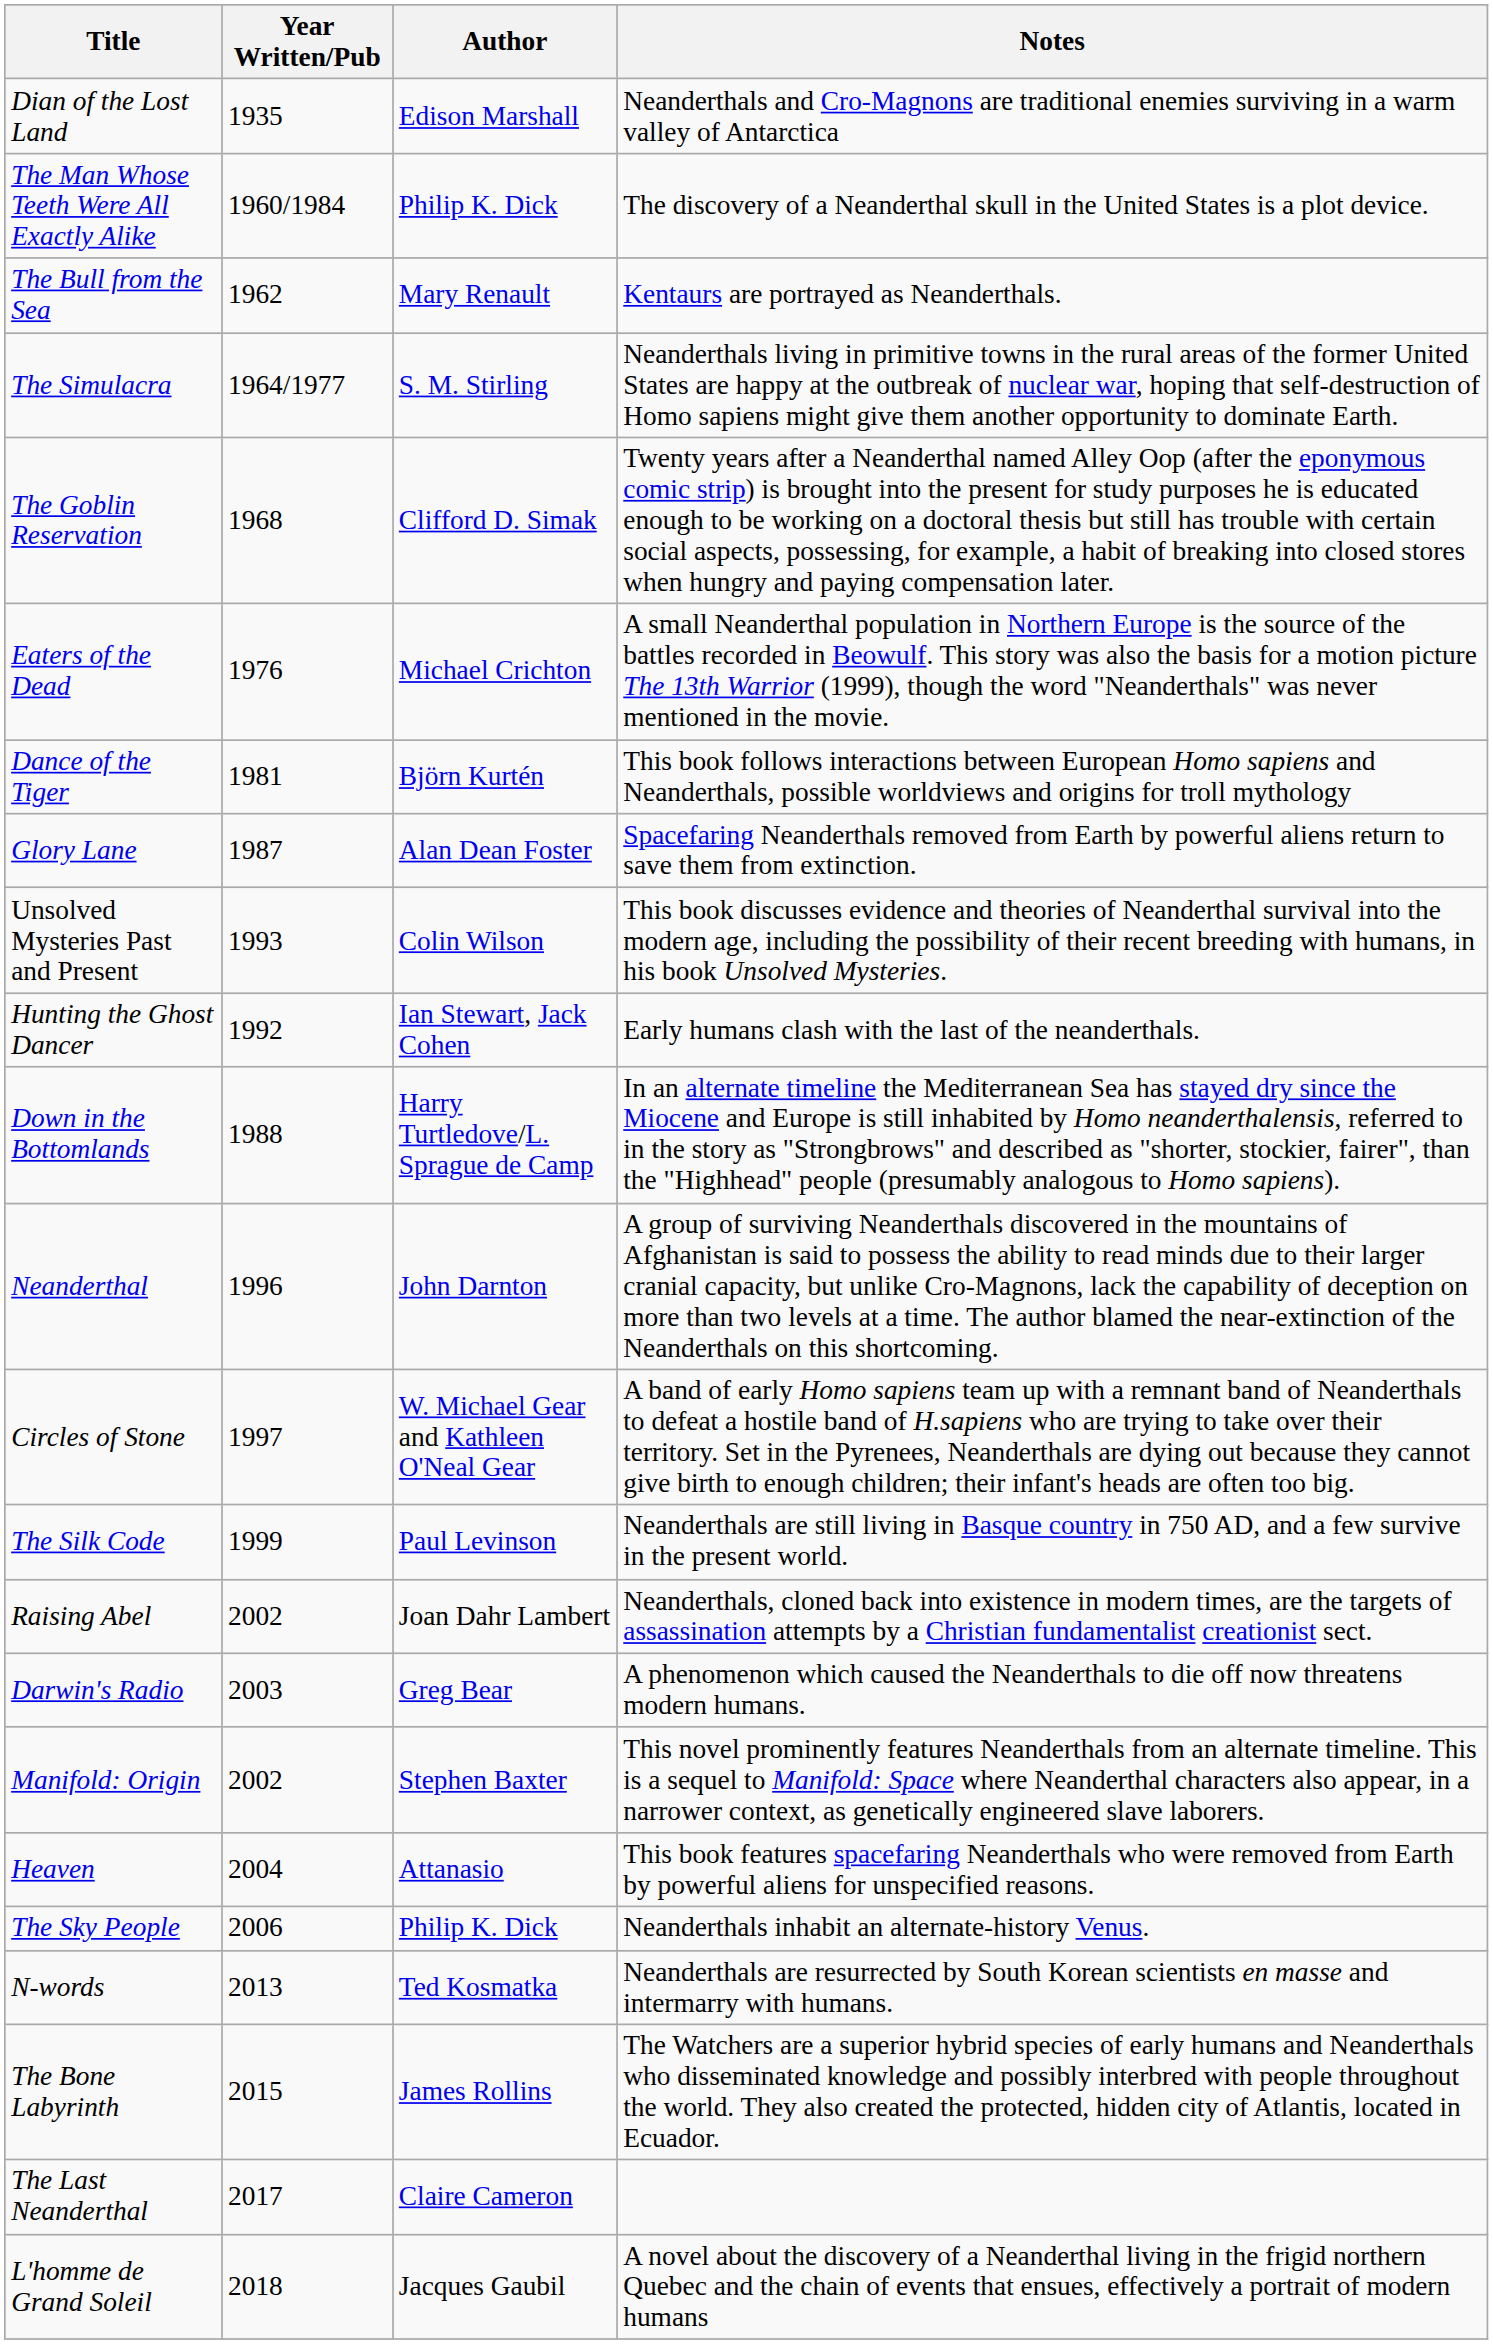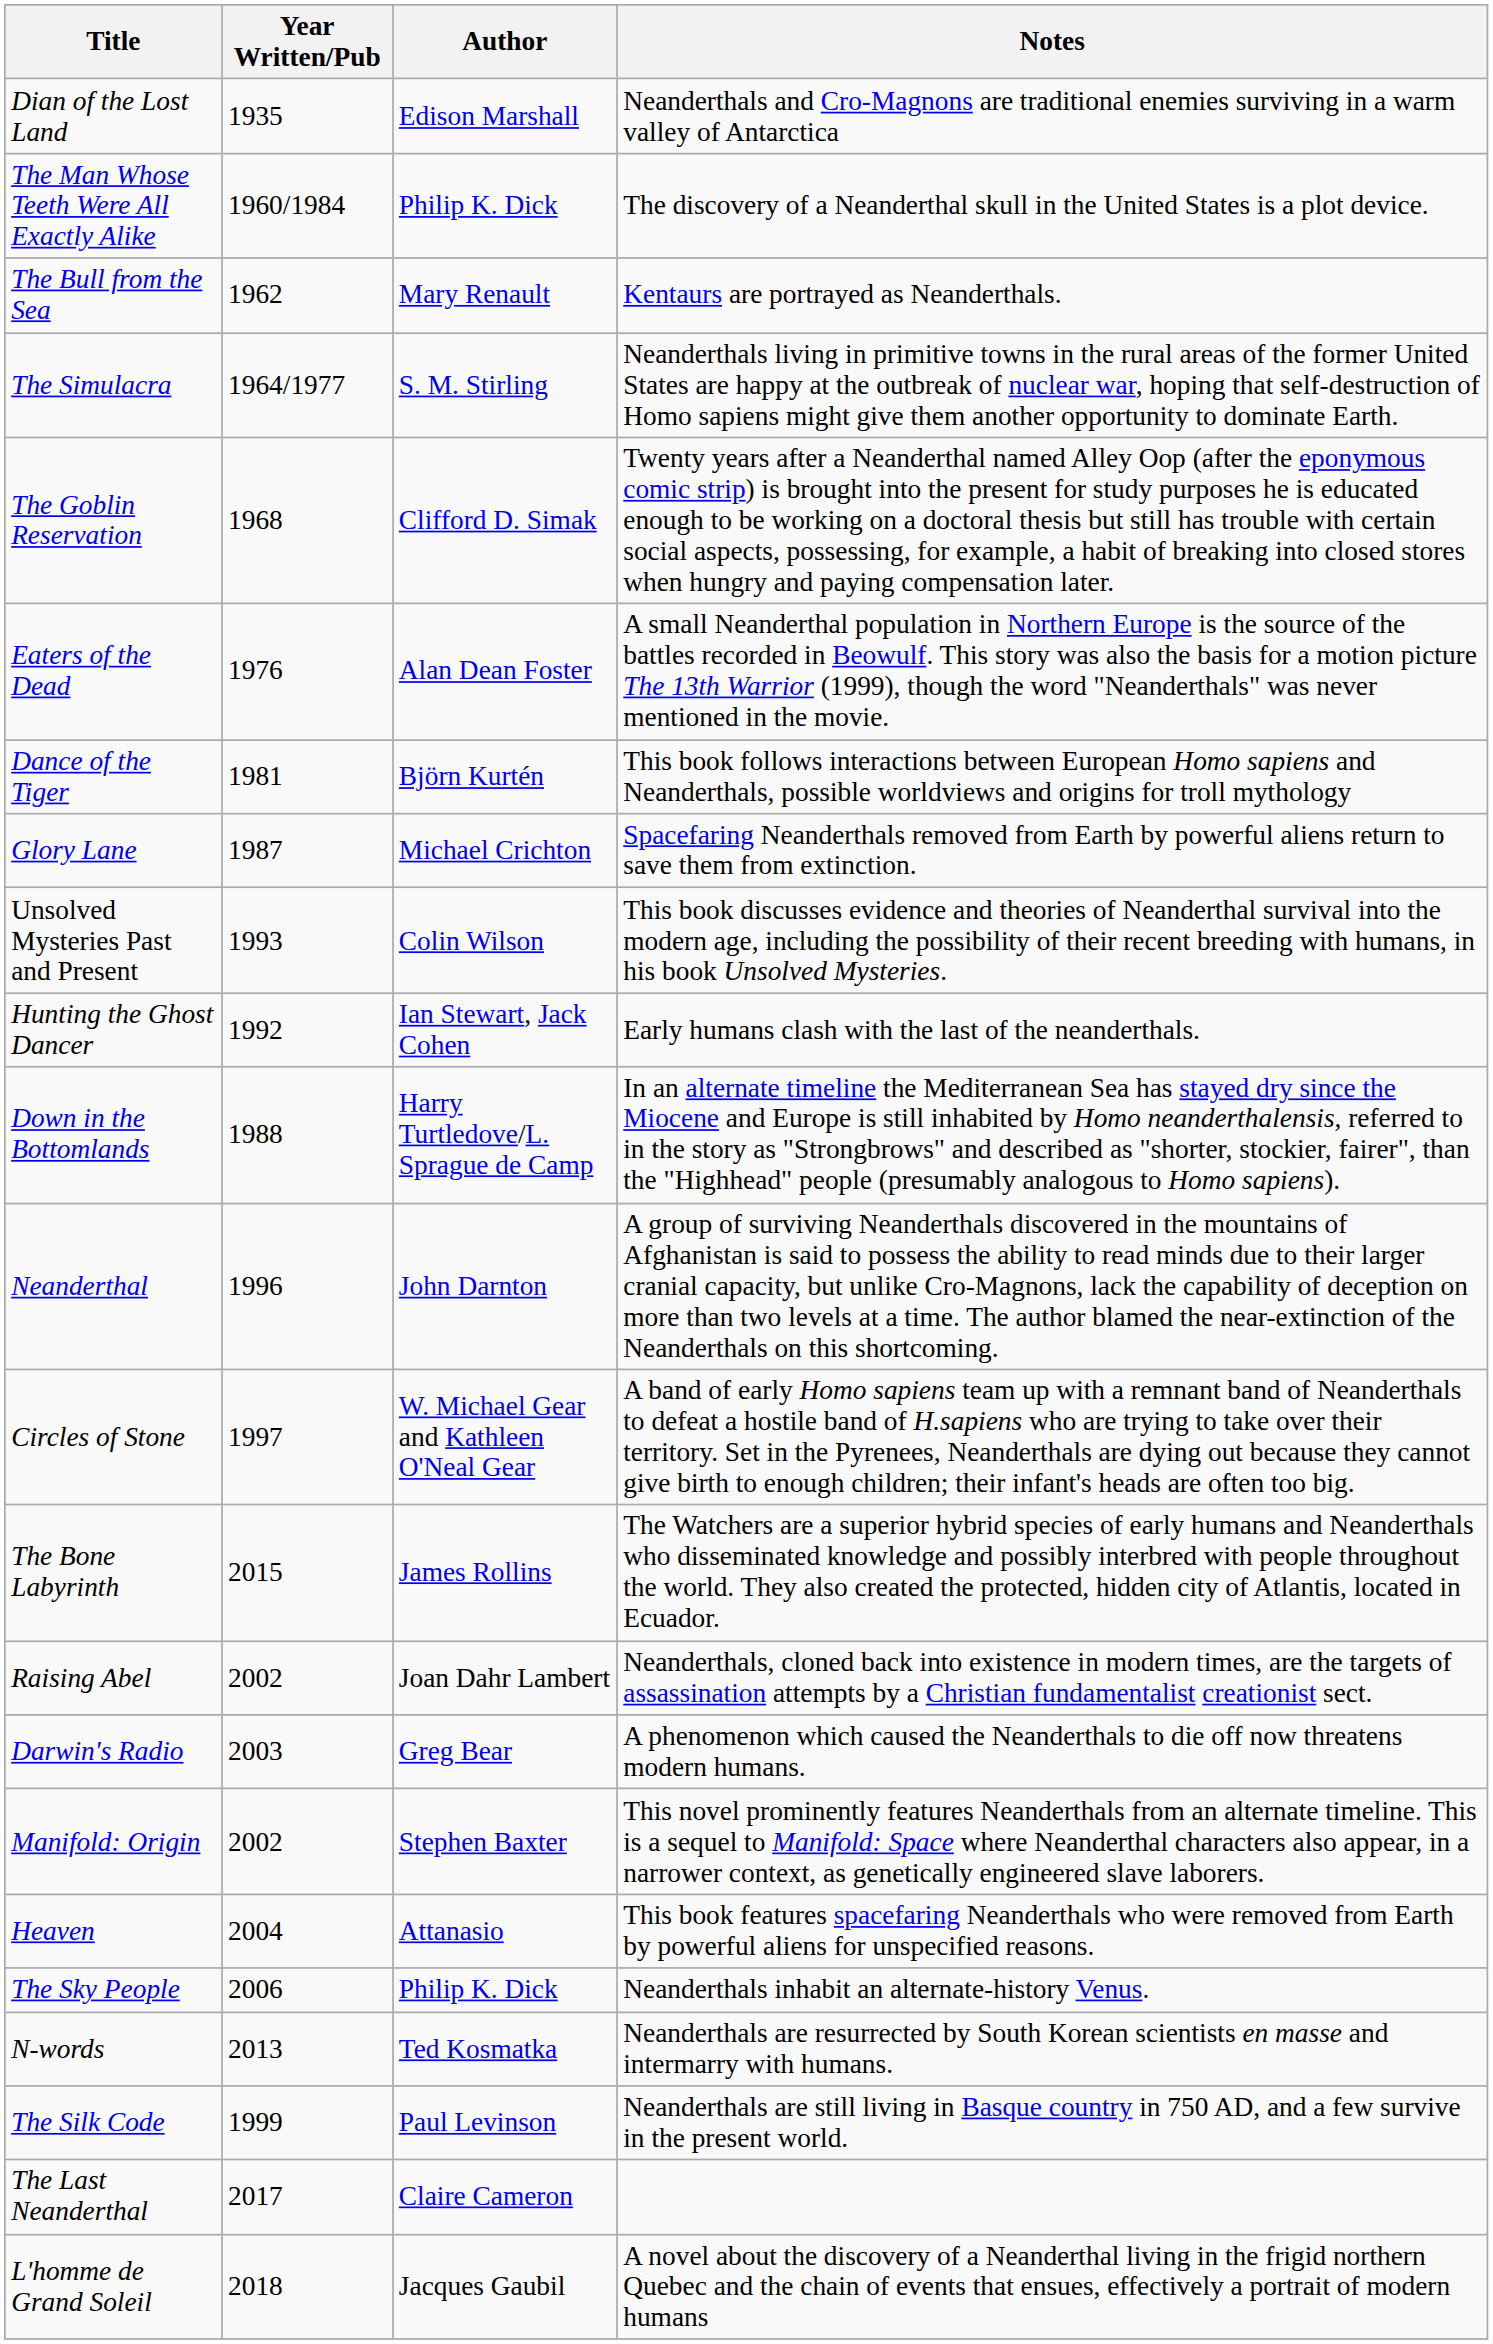(495, 671) Michael Crichton -> (495, 671) Alan Dean Foster
(495, 850) Alan Dean Foster -> (495, 850) Michael Crichton
rows swapped: (88, 1541) <-> (65, 2091)
